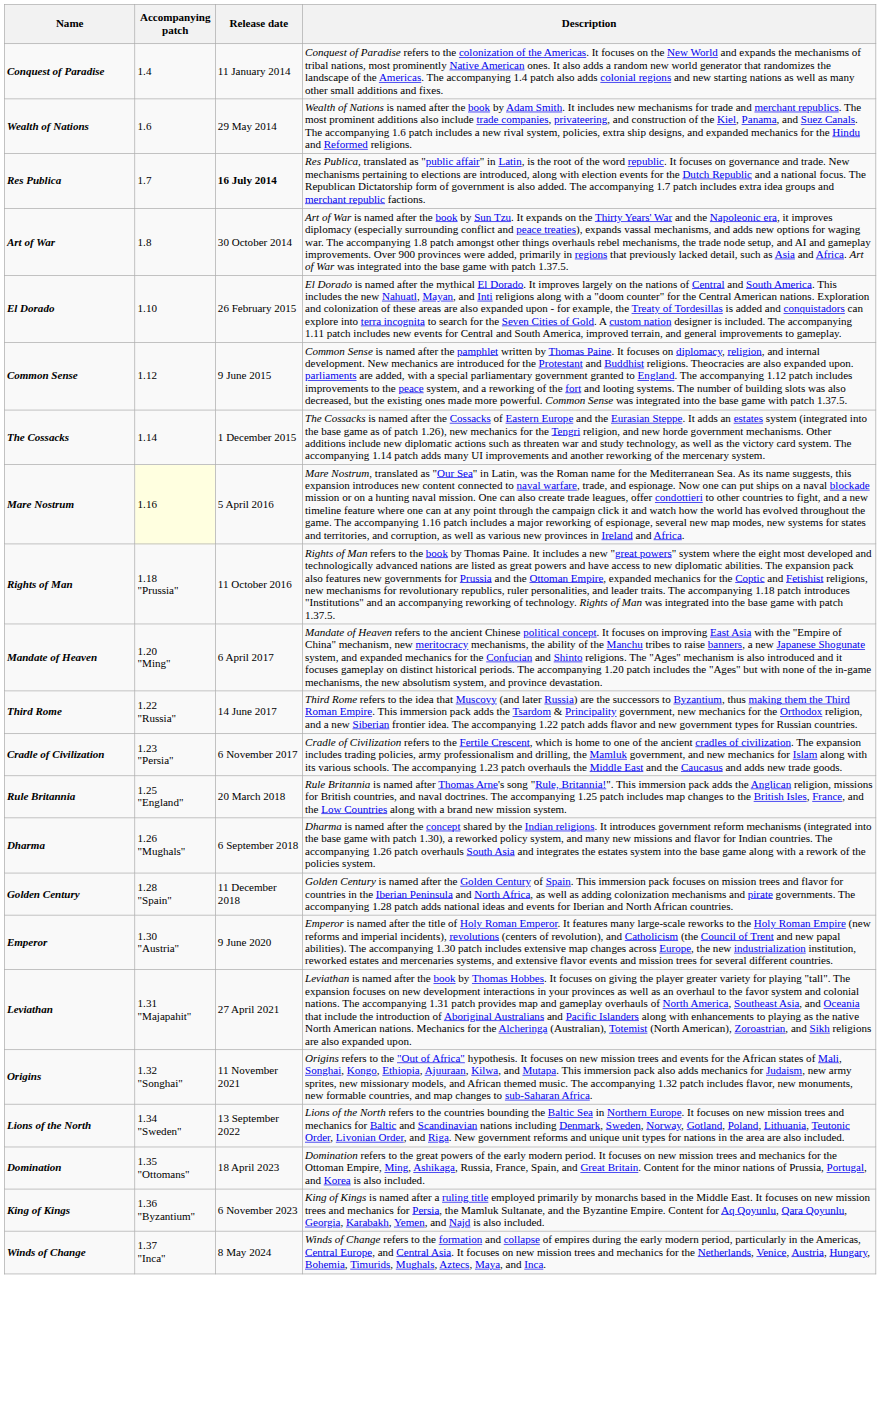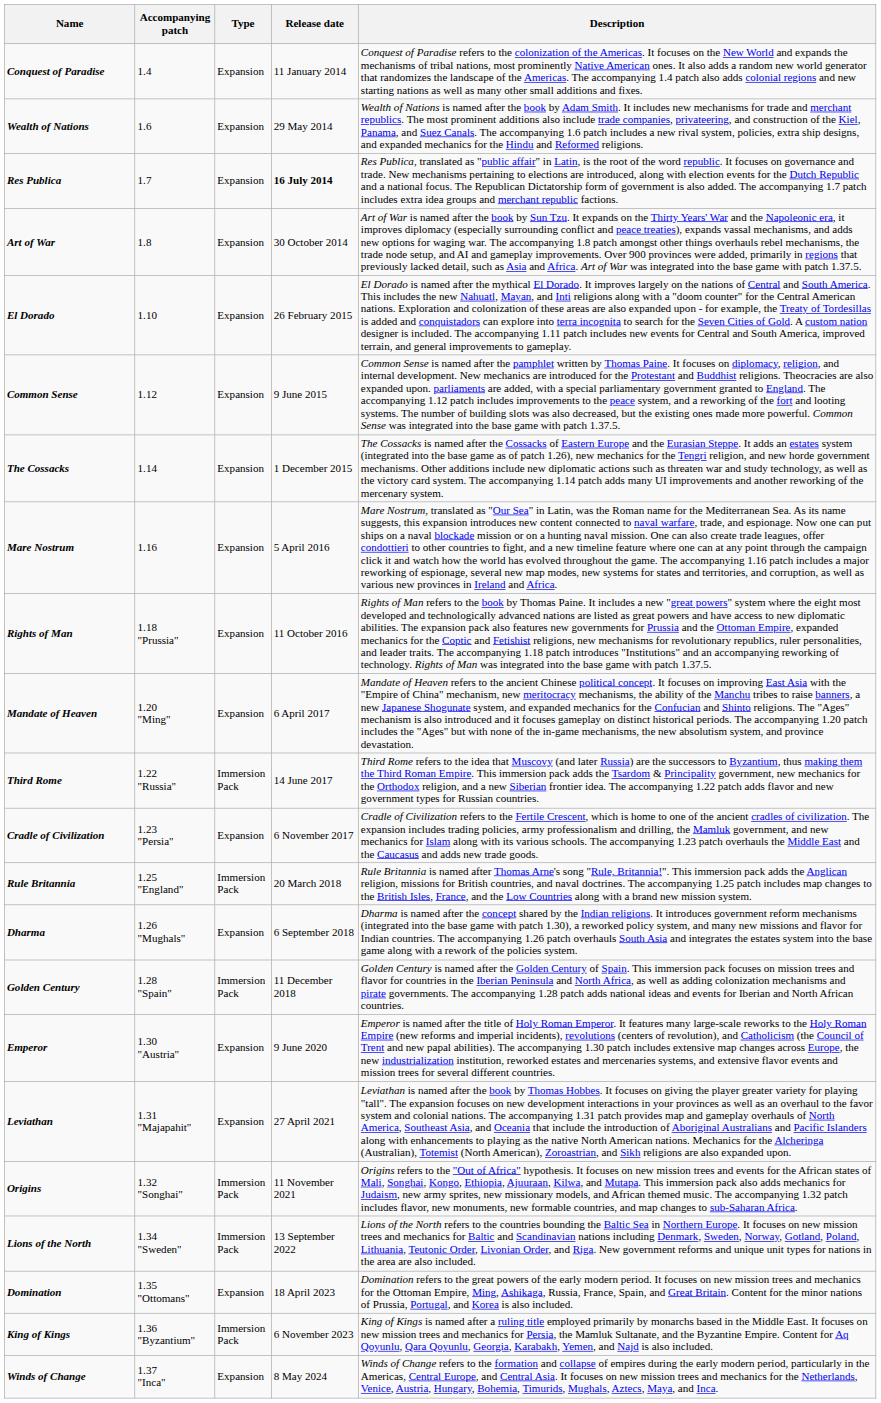+ column: (243, 24)
(147, 504) lightyellow background -> (147, 548) no background
